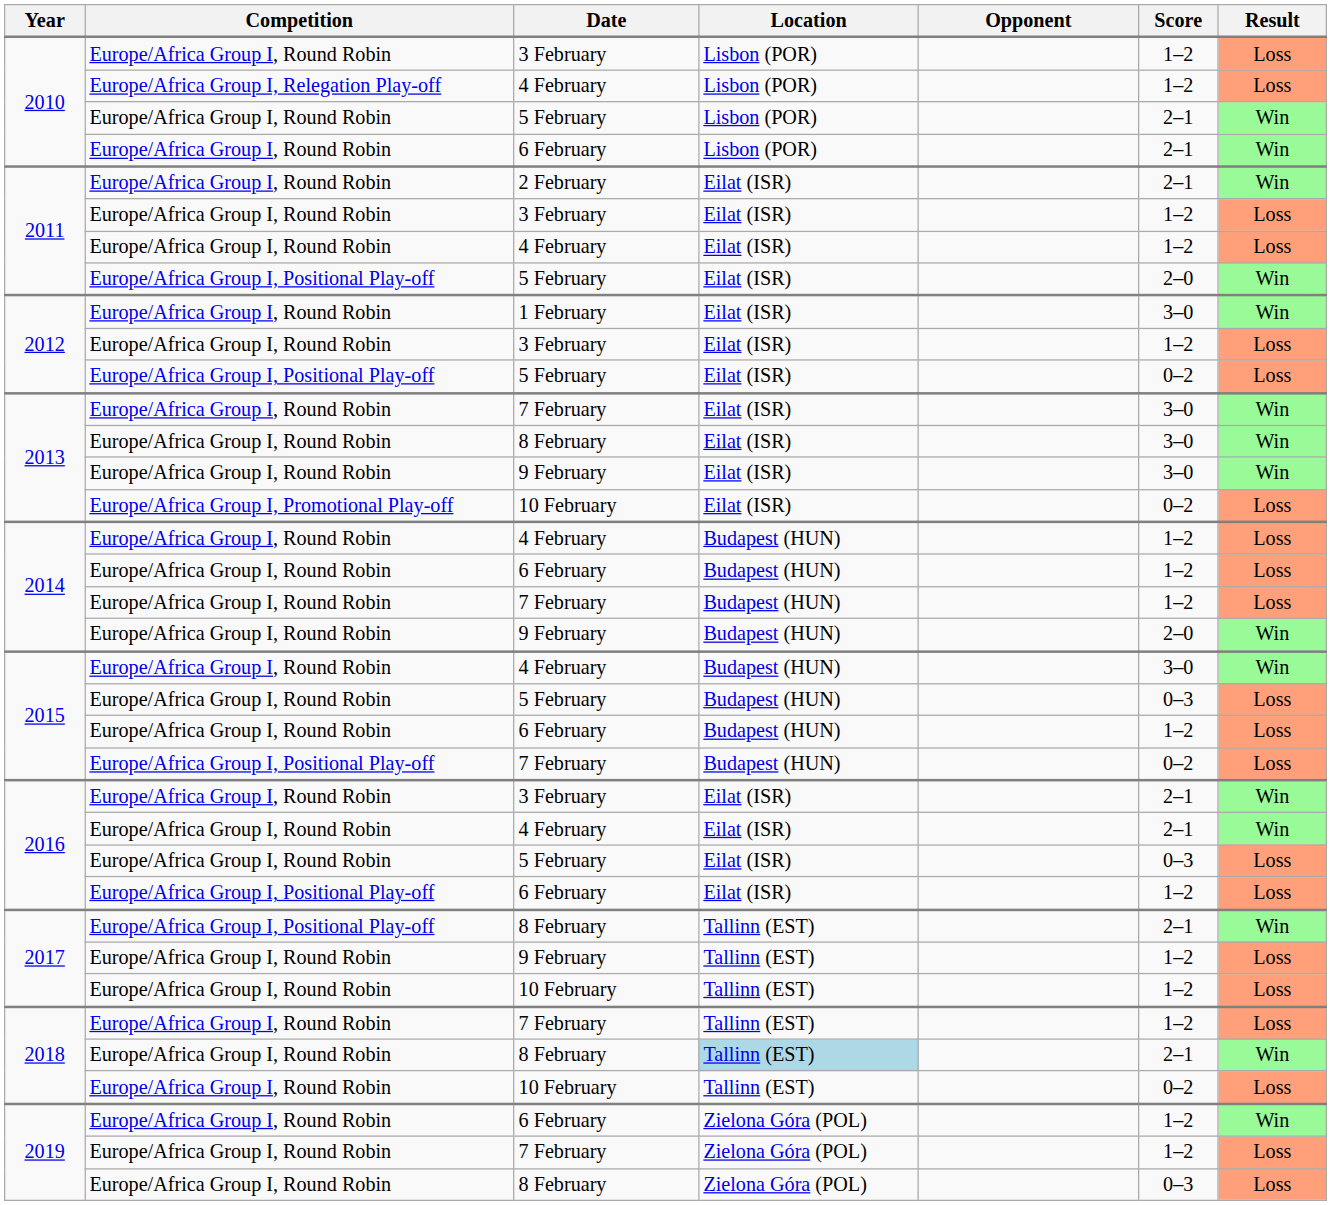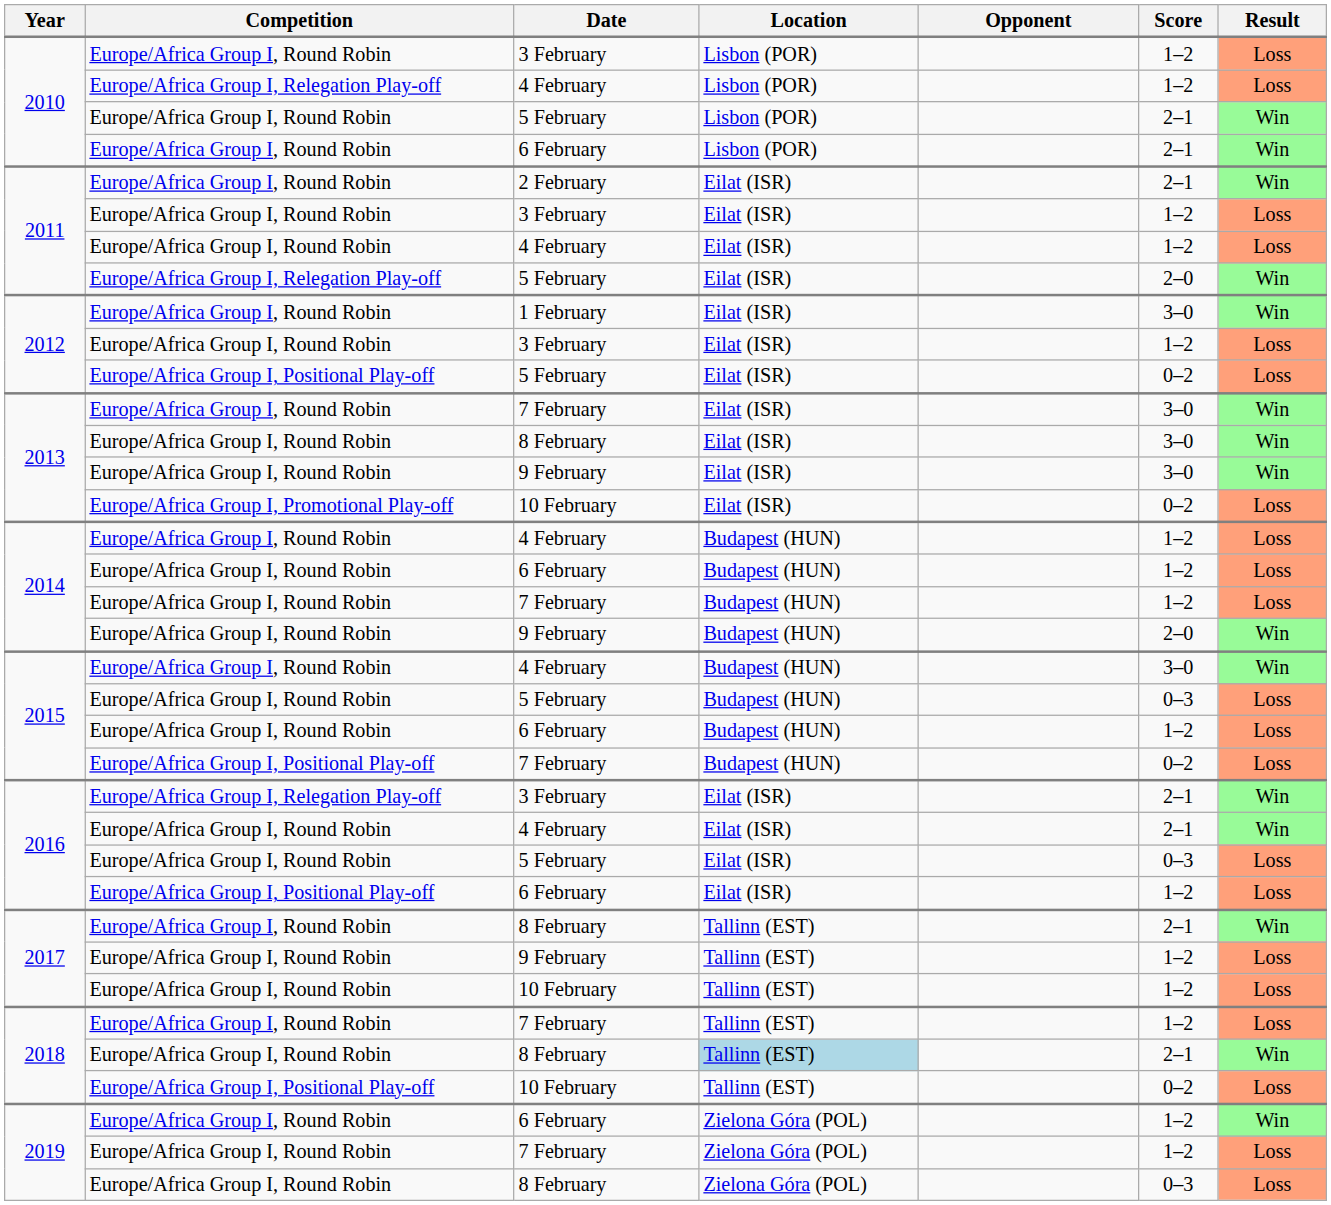(262, 278) Europe/Africa Group I, Positional Play-off -> (265, 278) Europe/Africa Group I, Relegation Play-off
(240, 796) Europe/Africa Group I, Round Robin -> (265, 796) Europe/Africa Group I, Relegation Play-off
(262, 925) Europe/Africa Group I, Positional Play-off -> (240, 925) Europe/Africa Group I, Round Robin
(240, 1086) Europe/Africa Group I, Round Robin -> (262, 1086) Europe/Africa Group I, Positional Play-off
